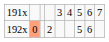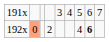(80, 29) 5 -> (80, 29) 4
(90, 29) normal -> (90, 29) bold
